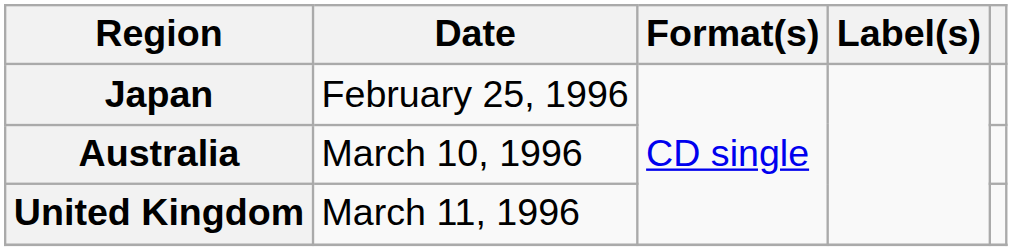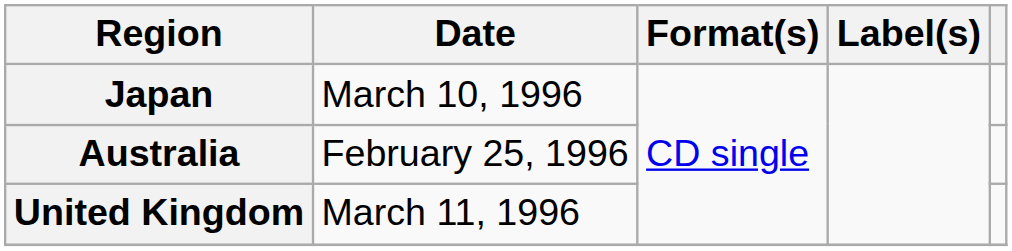(475, 93) February 25, 1996 -> (452, 93) March 10, 1996
(452, 153) March 10, 1996 -> (475, 153) February 25, 1996
